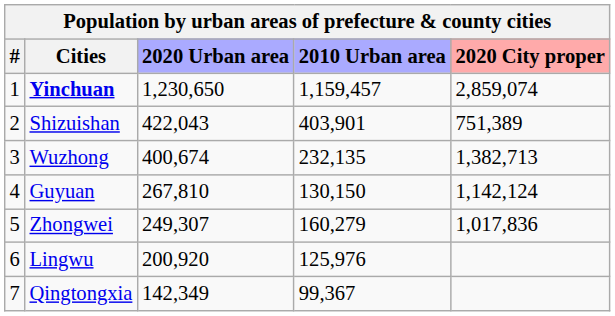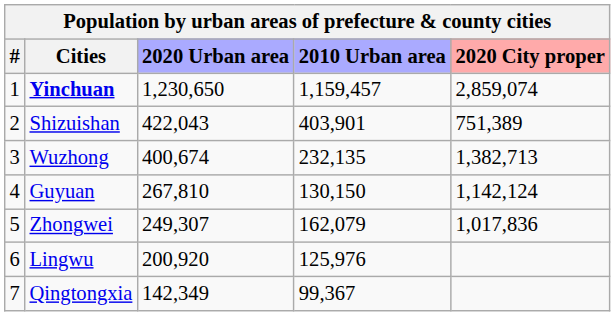(332, 225) 160,279 -> (332, 225) 162,079
